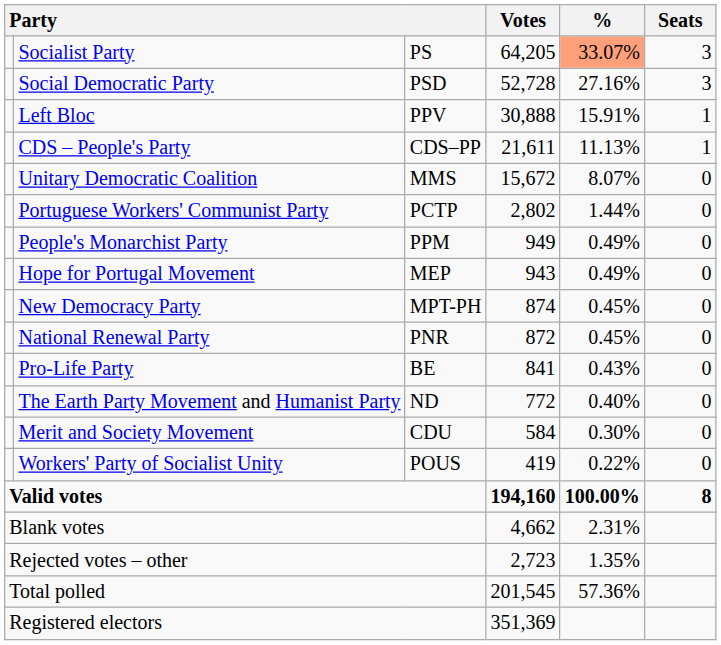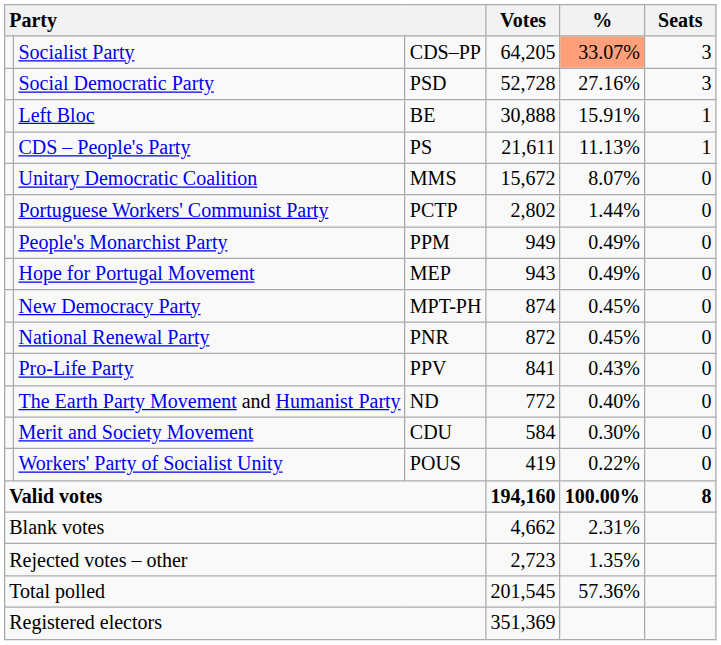(421, 52) PS -> (445, 52) CDS–PP
(428, 115) PPV -> (423, 115) BE
(445, 147) CDS–PP -> (421, 147) PS
(423, 369) BE -> (428, 369) PPV
